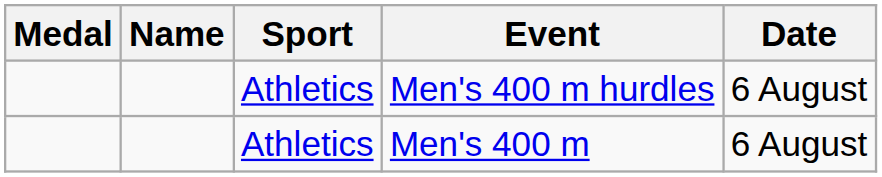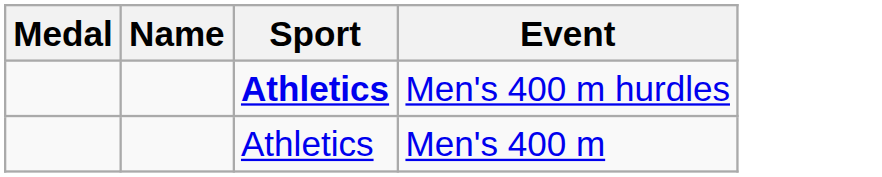- column: (799, 33)
(307, 89) normal -> (315, 89) bold
